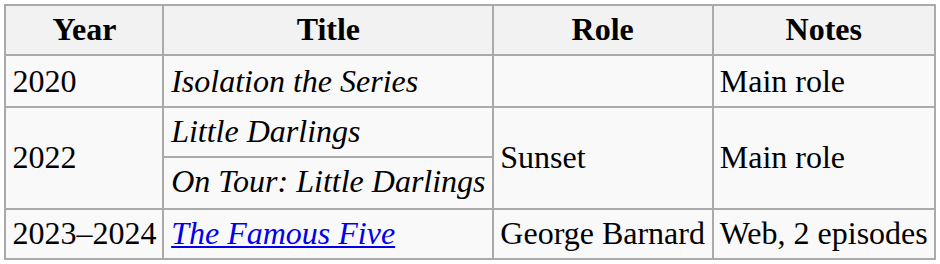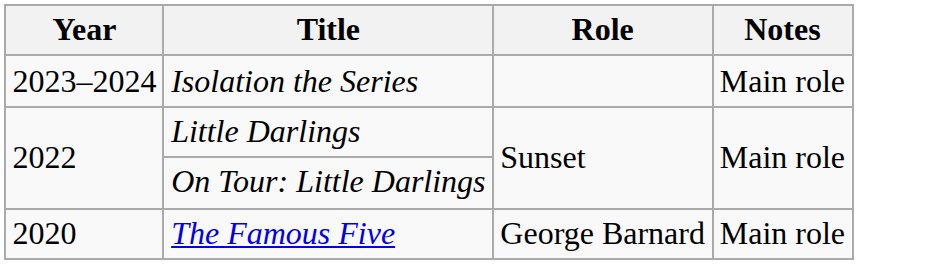(44, 80) 2020 -> (84, 80) 2023–2024
(84, 232) 2023–2024 -> (44, 232) 2020
(824, 232) Web, 2 episodes -> (782, 232) Main role
